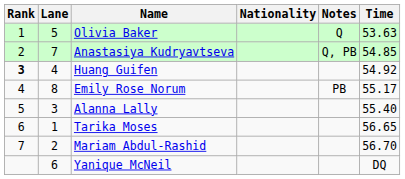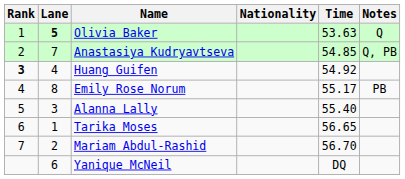columns swapped: (380, 14) <-> (339, 14)
(55, 33) normal -> (55, 33) bold
